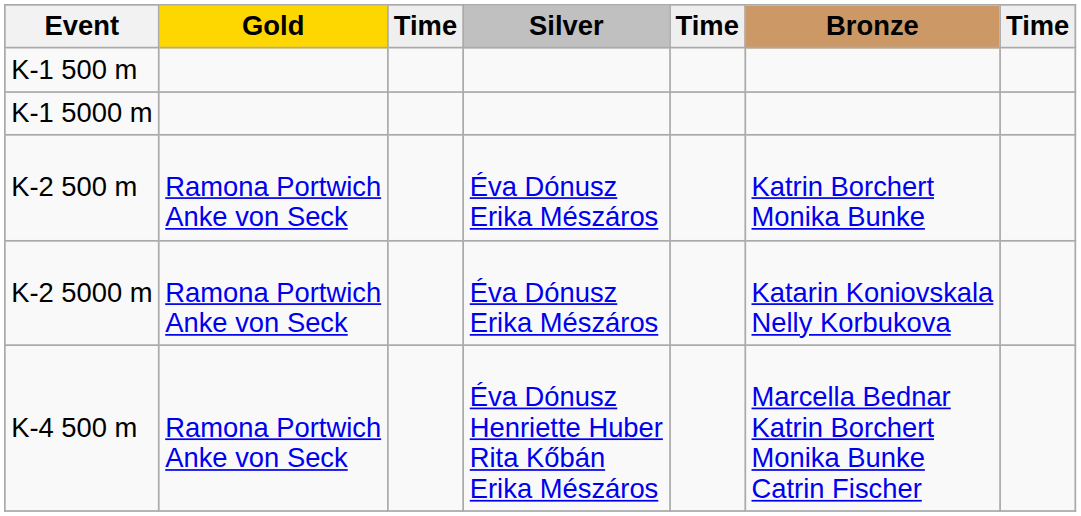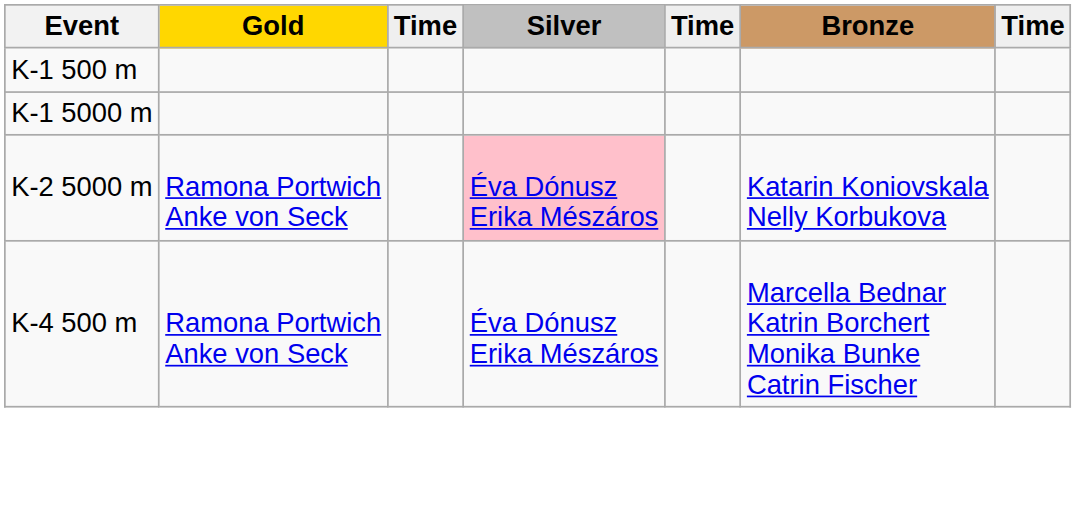- row: (74, 187)
(564, 307) no background -> (564, 202) pink background
(566, 443) Éva Dónusz Henriette Huber Rita Kőbán Erika Mészáros -> (564, 338) Éva Dónusz Erika Mészáros
